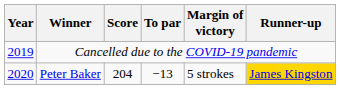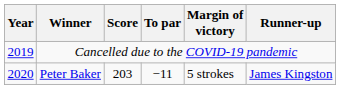(123, 74) 204 -> (123, 74) 203
(163, 74) −13 -> (163, 74) −11
(291, 74) gold background -> (291, 74) no background
